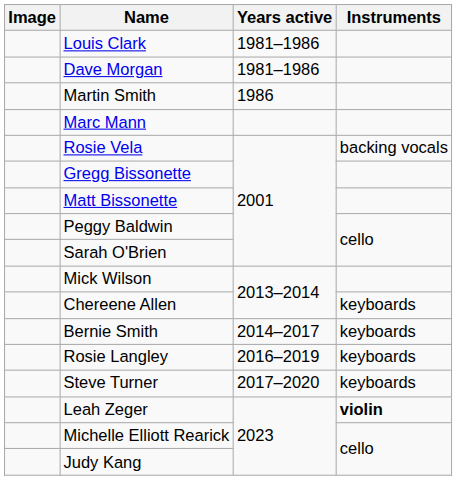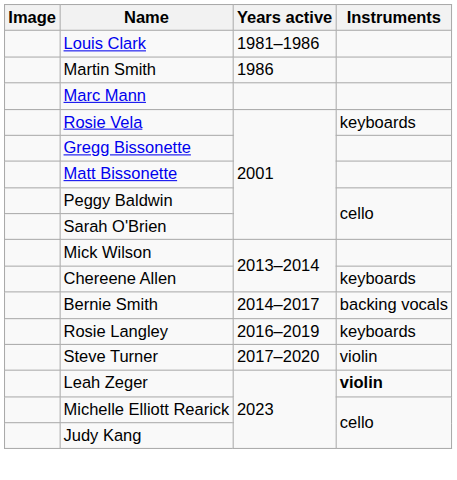- row: (113, 69)
(394, 148) backing vocals -> (378, 122) keyboards
(378, 331) keyboards -> (394, 305) backing vocals
(378, 383) keyboards -> (359, 357) violin
